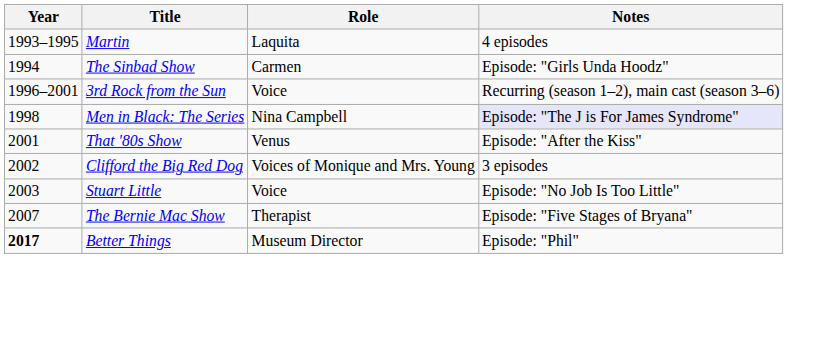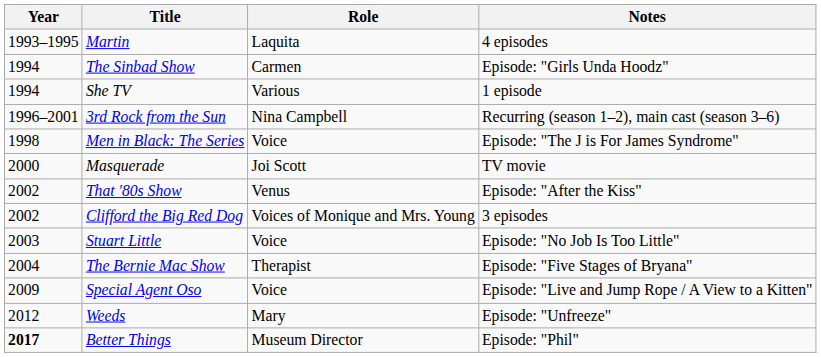+ row: (108, 91)
(269, 91) Voice -> (299, 116) Nina Campbell
(299, 116) Nina Campbell -> (269, 141) Voice
(610, 116) lavender background -> (610, 141) no background
+ row: (125, 166)
(24, 141) 2001 -> (24, 191) 2002
(24, 215) 2007 -> (24, 265) 2004
+ row: (144, 290)
+ row: (106, 315)
